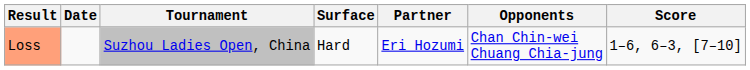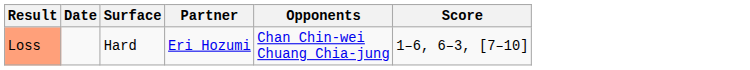- column: (207, 16)
